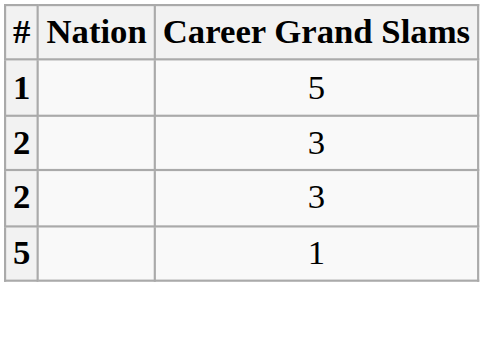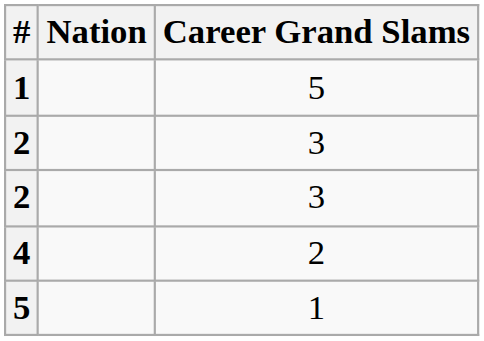+ row: (22, 252)
